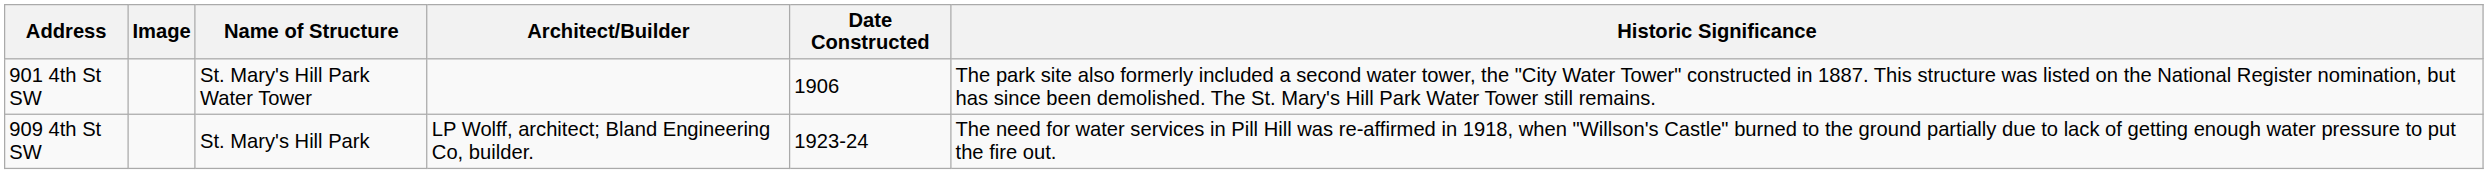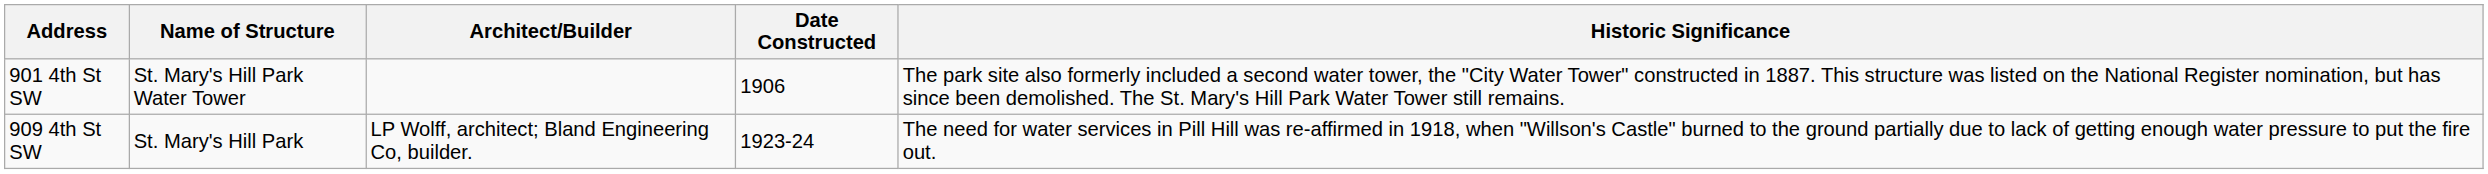- column: (162, 31)
